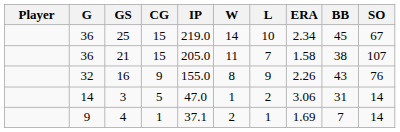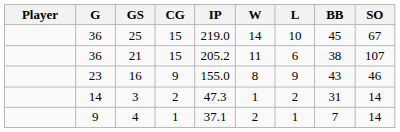- column: (304, 14)
(196, 55) 205.0 -> (215, 55) 205.2
(268, 55) 7 -> (295, 55) 6
(87, 76) 32 -> (95, 76) 23
(377, 76) 76 -> (375, 76) 46
(159, 96) 5 -> (175, 96) 2
(196, 96) 47.0 -> (215, 96) 47.3
